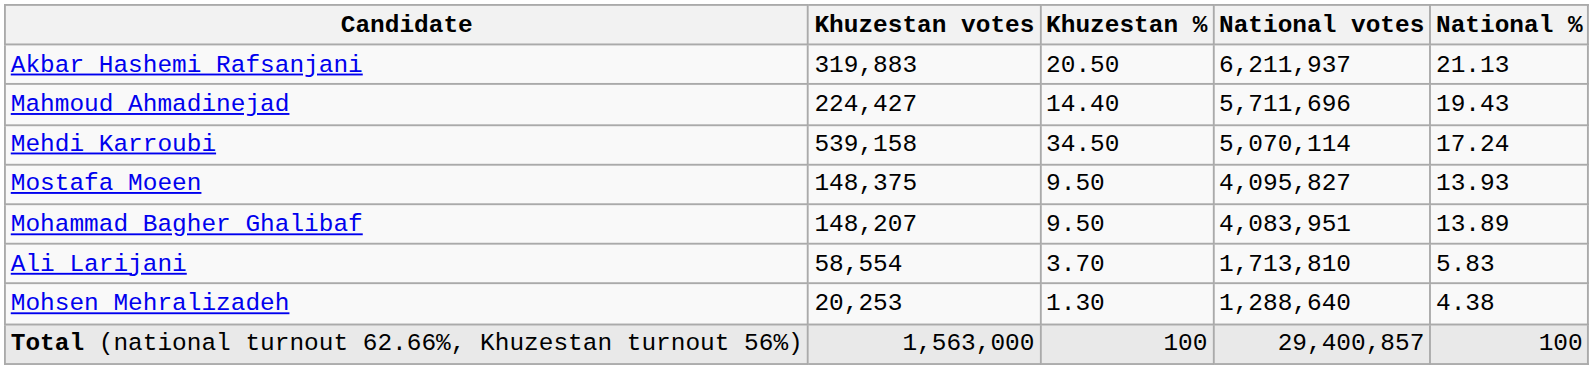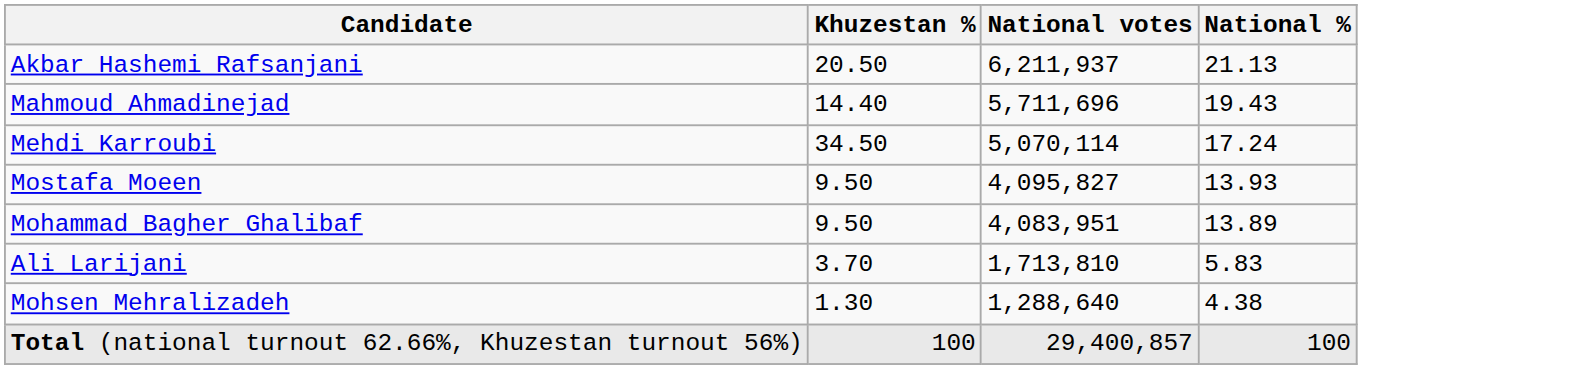- column: (924, 25)
